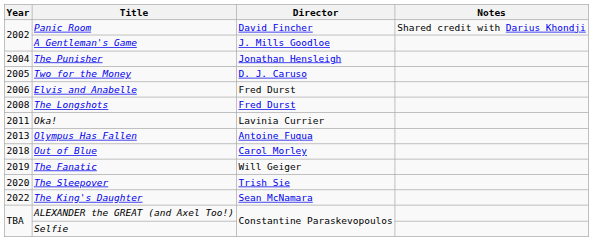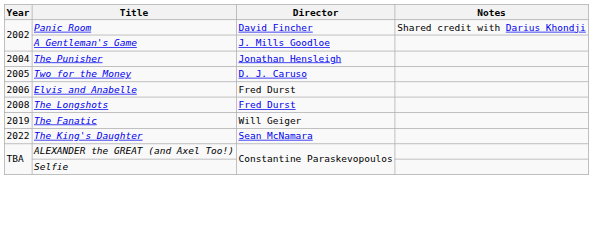- row: (45, 120)
- row: (85, 136)
- row: (65, 151)
- row: (71, 182)
